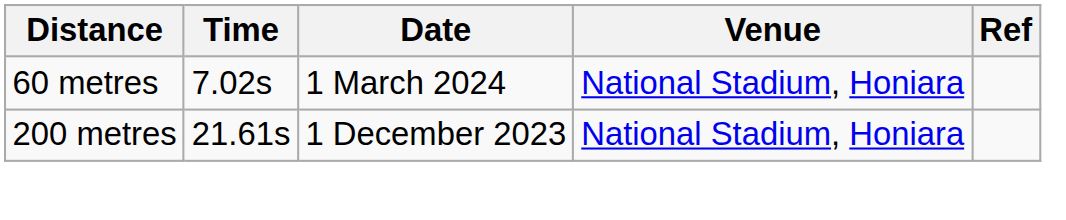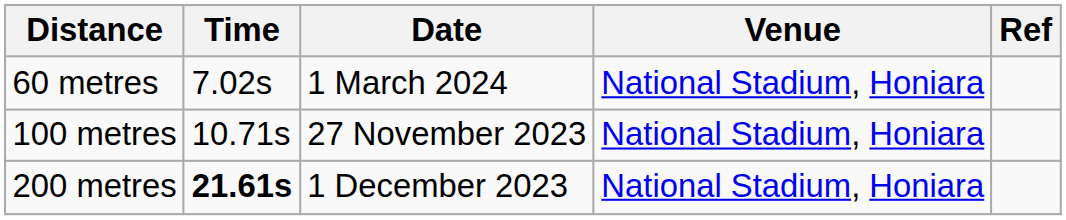+ row: (95, 134)
(241, 134) normal -> (242, 186) bold
